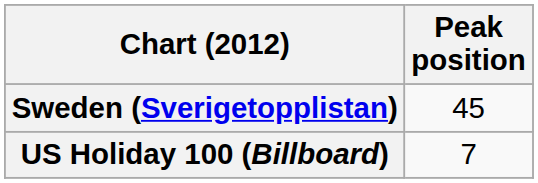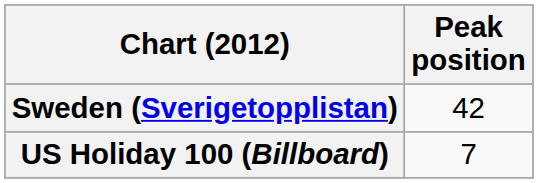(469, 107) 45 -> (469, 107) 42
